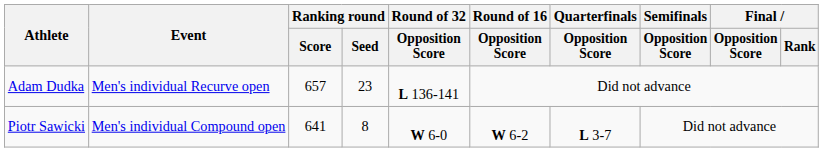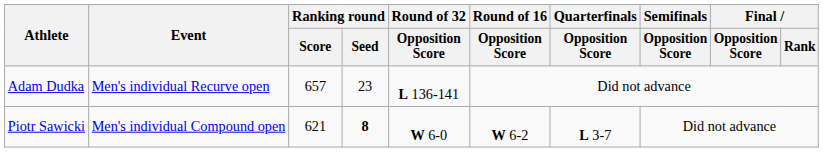(315, 127) 641 -> (315, 127) 621
(365, 127) normal -> (365, 127) bold
